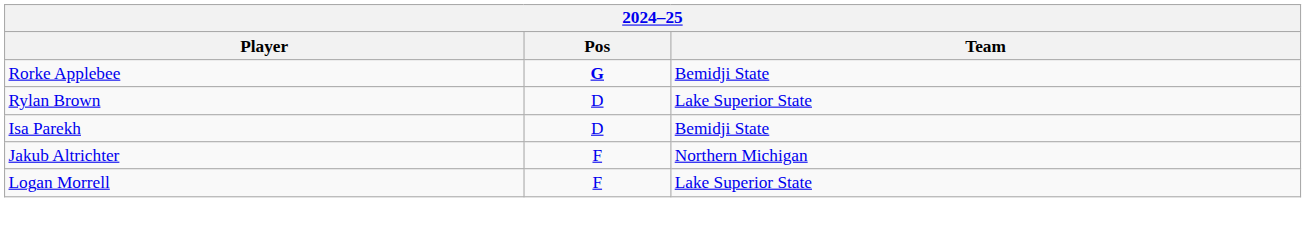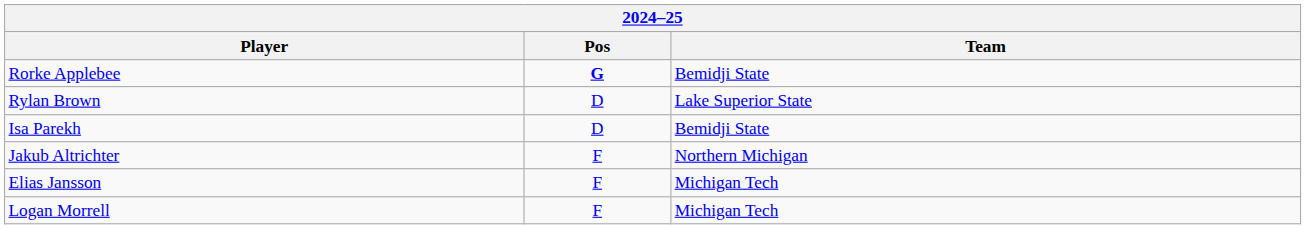+ row: (55, 182)
(743, 182) Lake Superior State -> (726, 210) Michigan Tech
